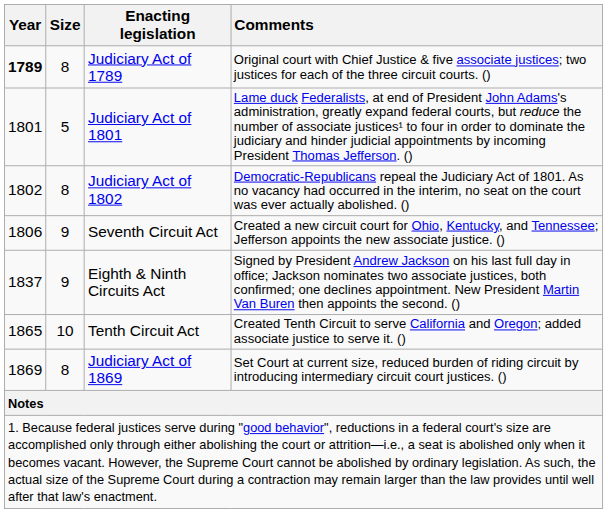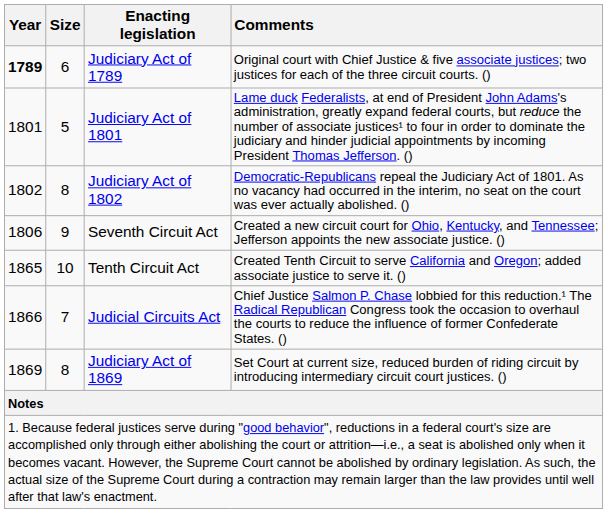(65, 66) 8 -> (65, 66) 6
- row: (137, 282)
+ row: (154, 317)
